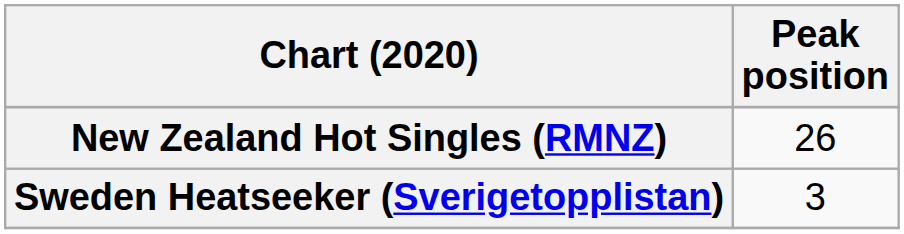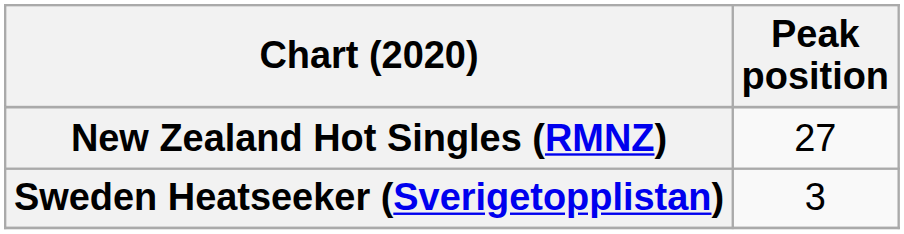(815, 137) 26 -> (815, 137) 27
